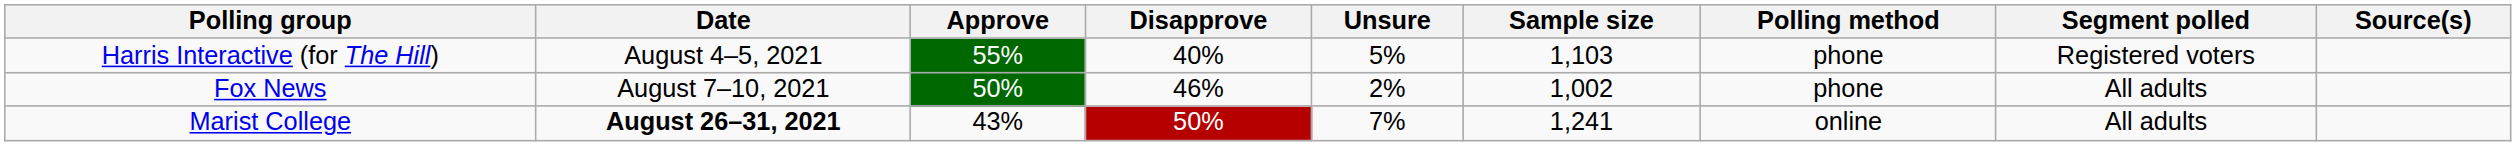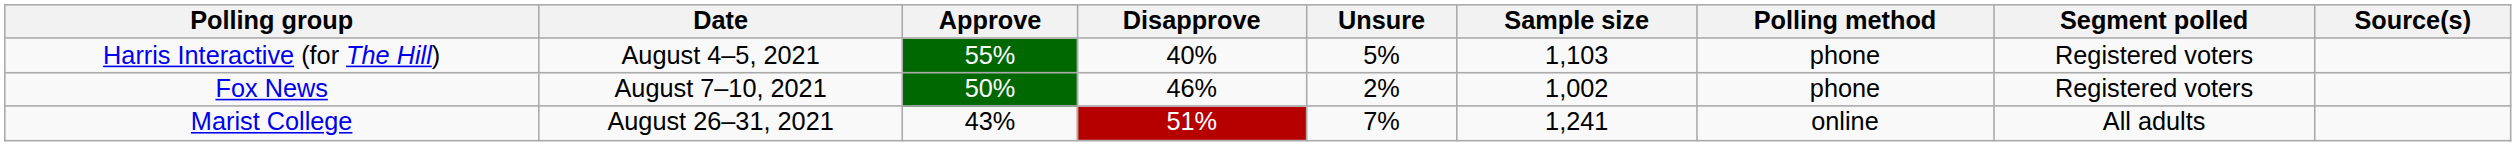(2156, 88) All adults -> (2154, 88) Registered voters
(723, 122) bold -> (721, 122) normal
(1198, 122) 50% -> (1192, 122) 51%
